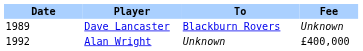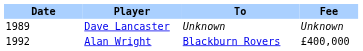(232, 26) Blackburn Rovers -> (204, 26) Unknown
(204, 41) Unknown -> (232, 41) Blackburn Rovers
